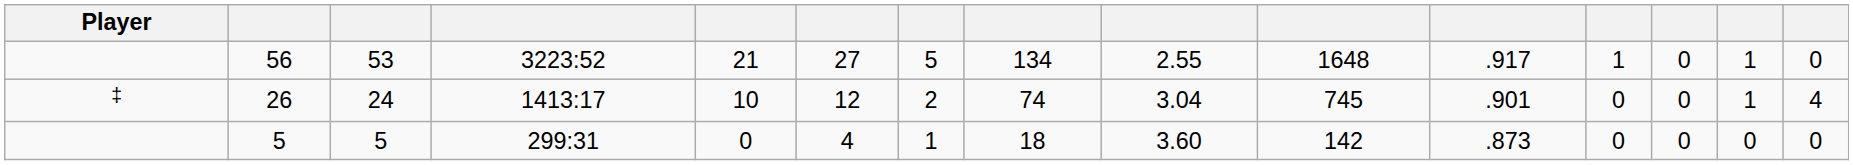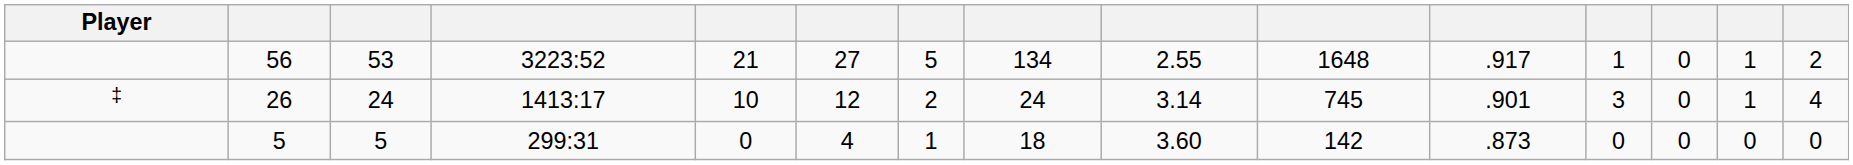(1816, 60) 0 -> (1816, 60) 2
(1033, 100) 74 -> (1033, 100) 24
(1179, 100) 3.04 -> (1179, 100) 3.14
(1619, 100) 0 -> (1619, 100) 3
